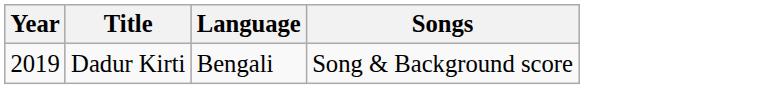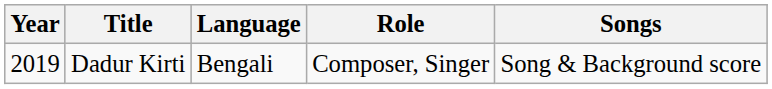+ column: (401, 24)
